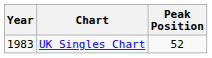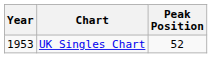(20, 44) 1983 -> (20, 44) 1953
